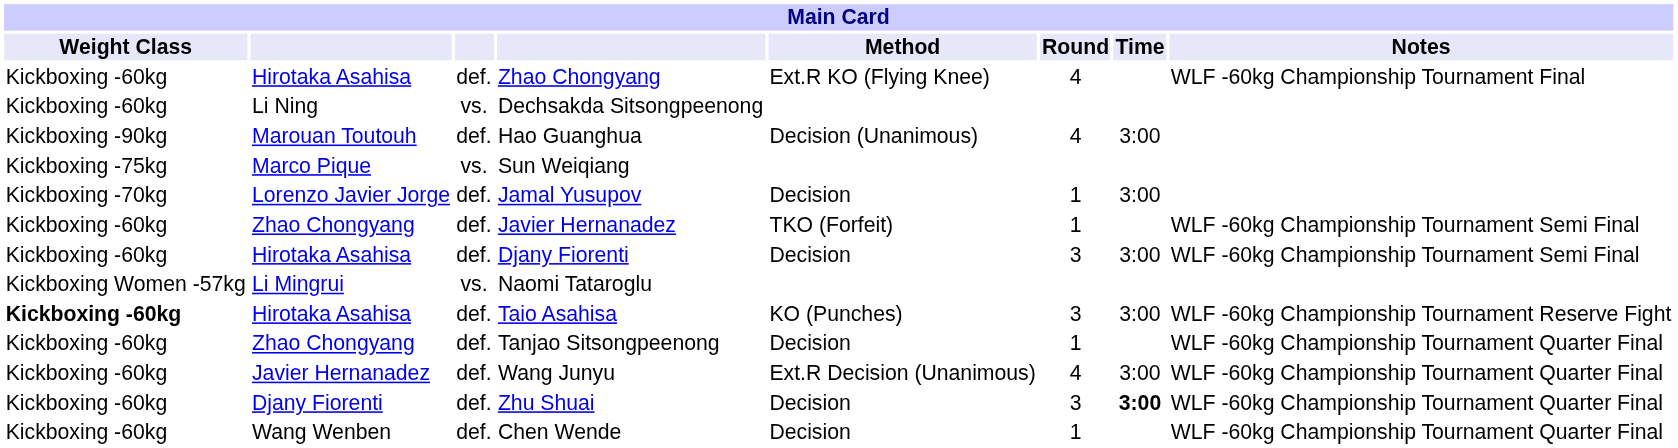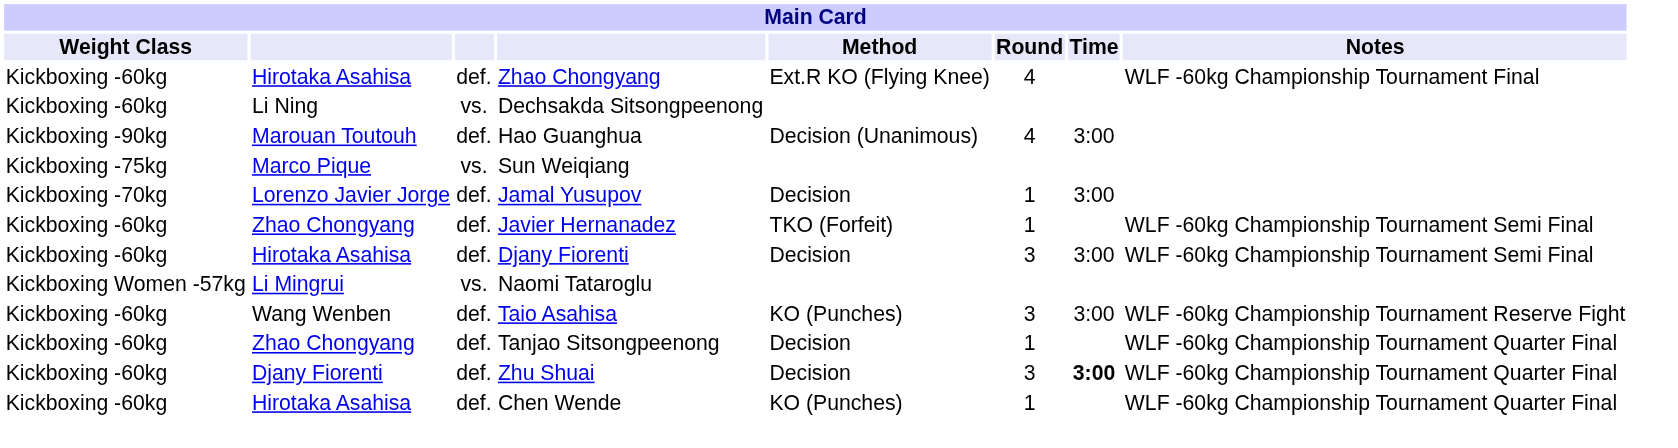(93, 314) bold -> (86, 314) normal
(332, 314) Hirotaka Asahisa -> (322, 314) Wang Wenben
- row: (556, 373)
(322, 432) Wang Wenben -> (332, 403) Hirotaka Asahisa
(810, 432) Decision -> (836, 403) KO (Punches)
